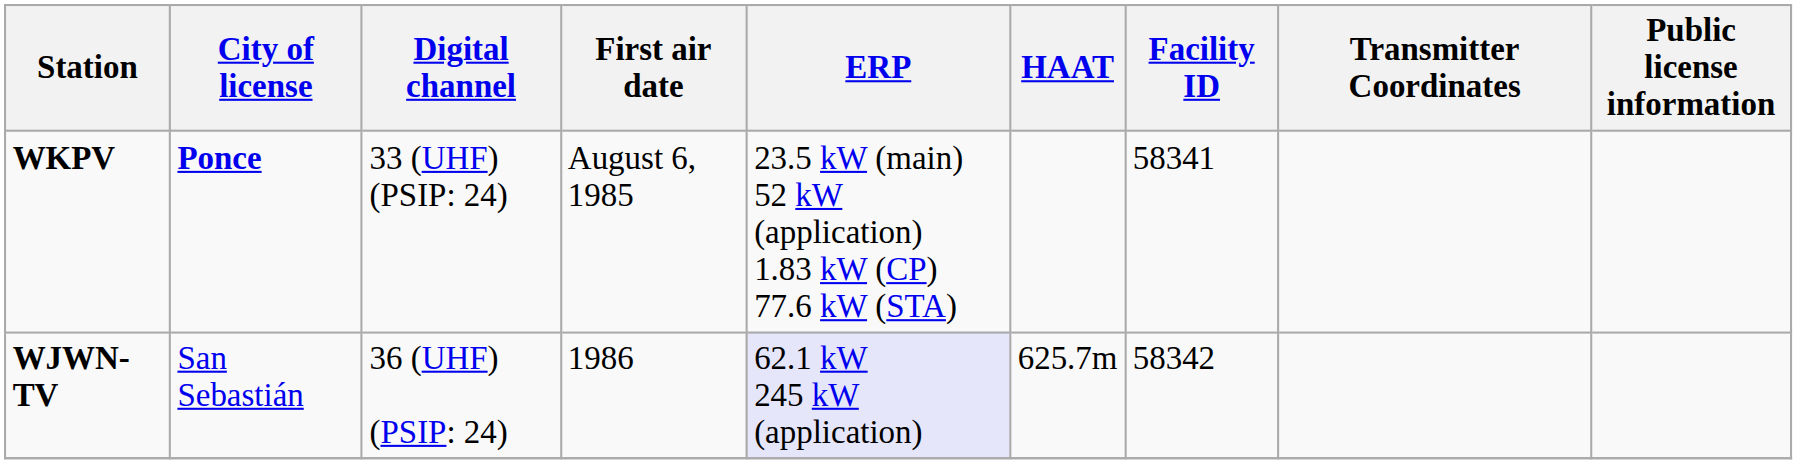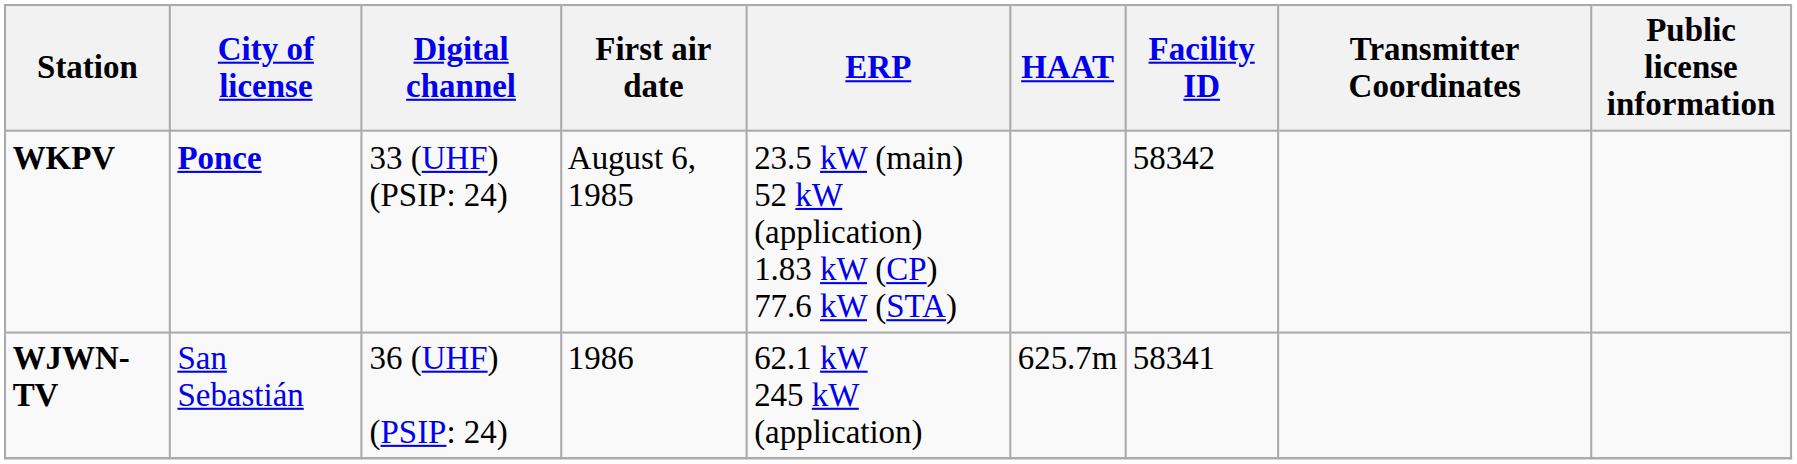(1174, 157) 58341 -> (1174, 157) 58342
(838, 394) lavender background -> (838, 394) no background
(1174, 357) 58342 -> (1174, 357) 58341
